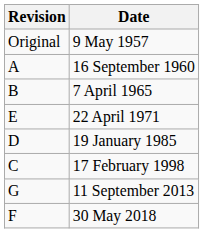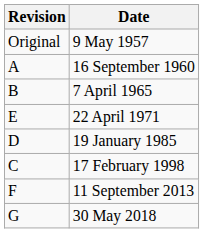(14, 191) G -> (12, 191) F
(12, 215) F -> (14, 215) G
